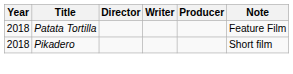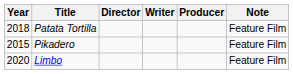(18, 45) 2018 -> (18, 45) 2015
(251, 45) Short film -> (258, 45) Feature Film
+ row: (48, 61)
